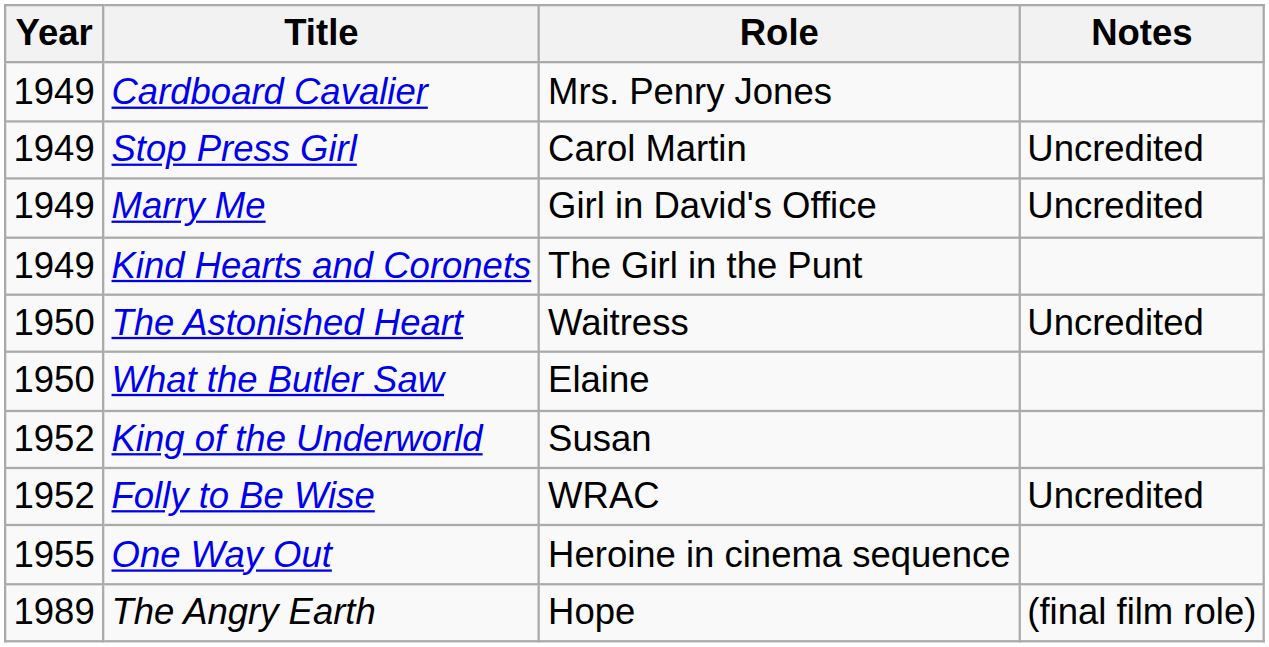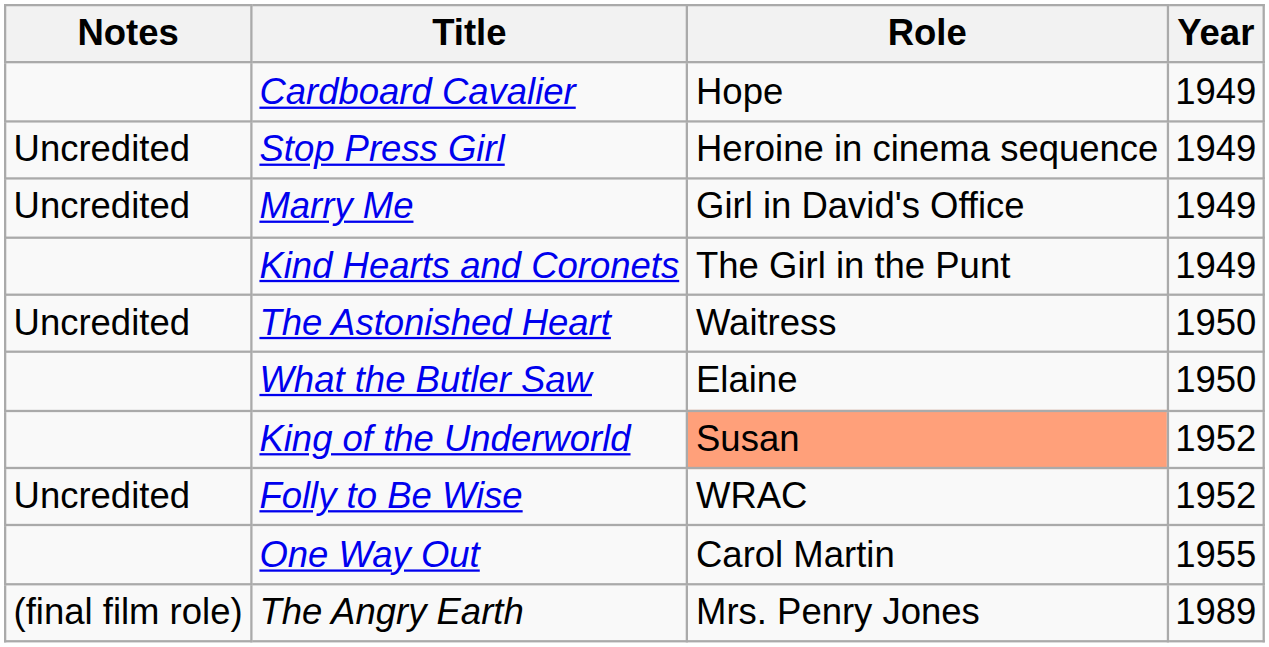columns swapped: (54, 33) <-> (1142, 33)
(690, 91) Mrs. Penry Jones -> (740, 91) Hope
(647, 149) Carol Martin -> (927, 149) Heroine in cinema sequence
(600, 438) no background -> (748, 438) lightsalmon background
(779, 554) Heroine in cinema sequence -> (795, 554) Carol Martin
(592, 611) Hope -> (838, 611) Mrs. Penry Jones
